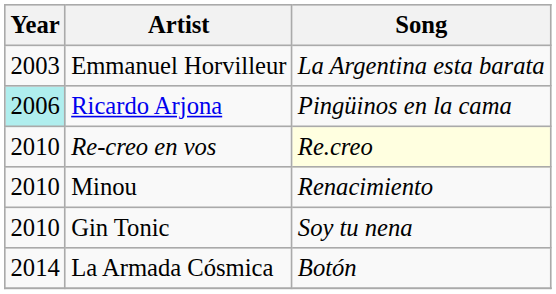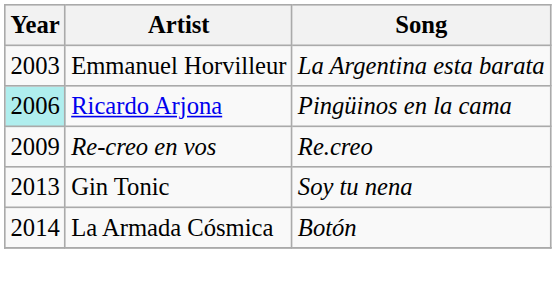(35, 146) 2010 -> (35, 146) 2009
(335, 146) lightyellow background -> (335, 146) no background
- row: (104, 187)
(35, 227) 2010 -> (35, 187) 2013
